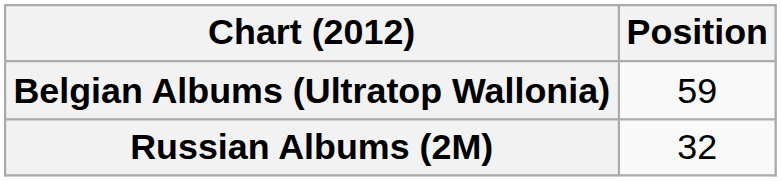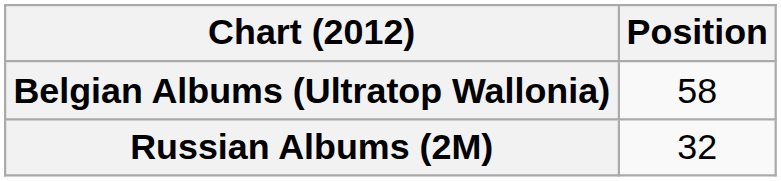(697, 89) 59 -> (697, 89) 58
